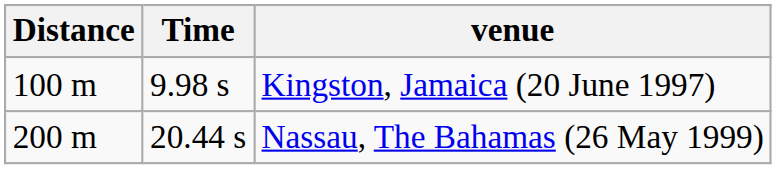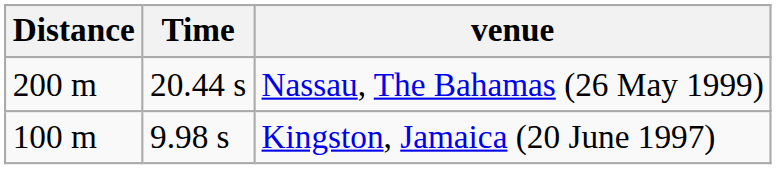rows swapped: (488, 83) <-> (513, 136)
